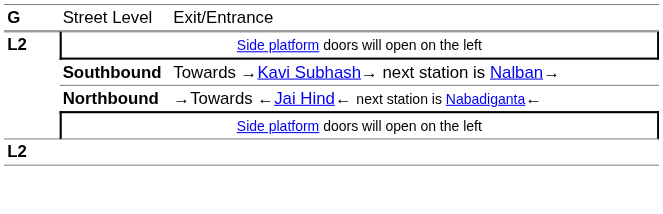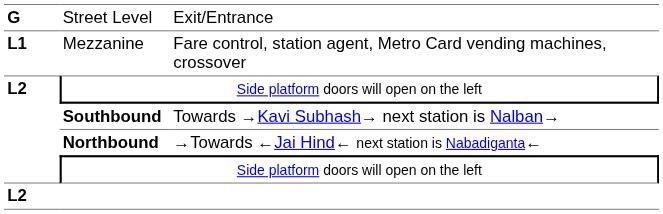+ row: (103, 43)
